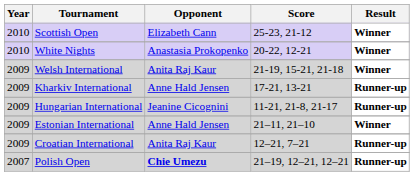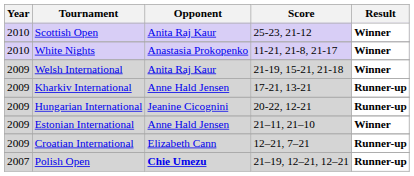(182, 32) Elizabeth Cann -> (182, 32) Anita Raj Kaur
(282, 51) 20-22, 12-21 -> (295, 51) 11-21, 21-8, 21-17
(295, 106) 11-21, 21-8, 21-17 -> (282, 106) 20-22, 12-21
(182, 143) Anita Raj Kaur -> (182, 143) Elizabeth Cann
